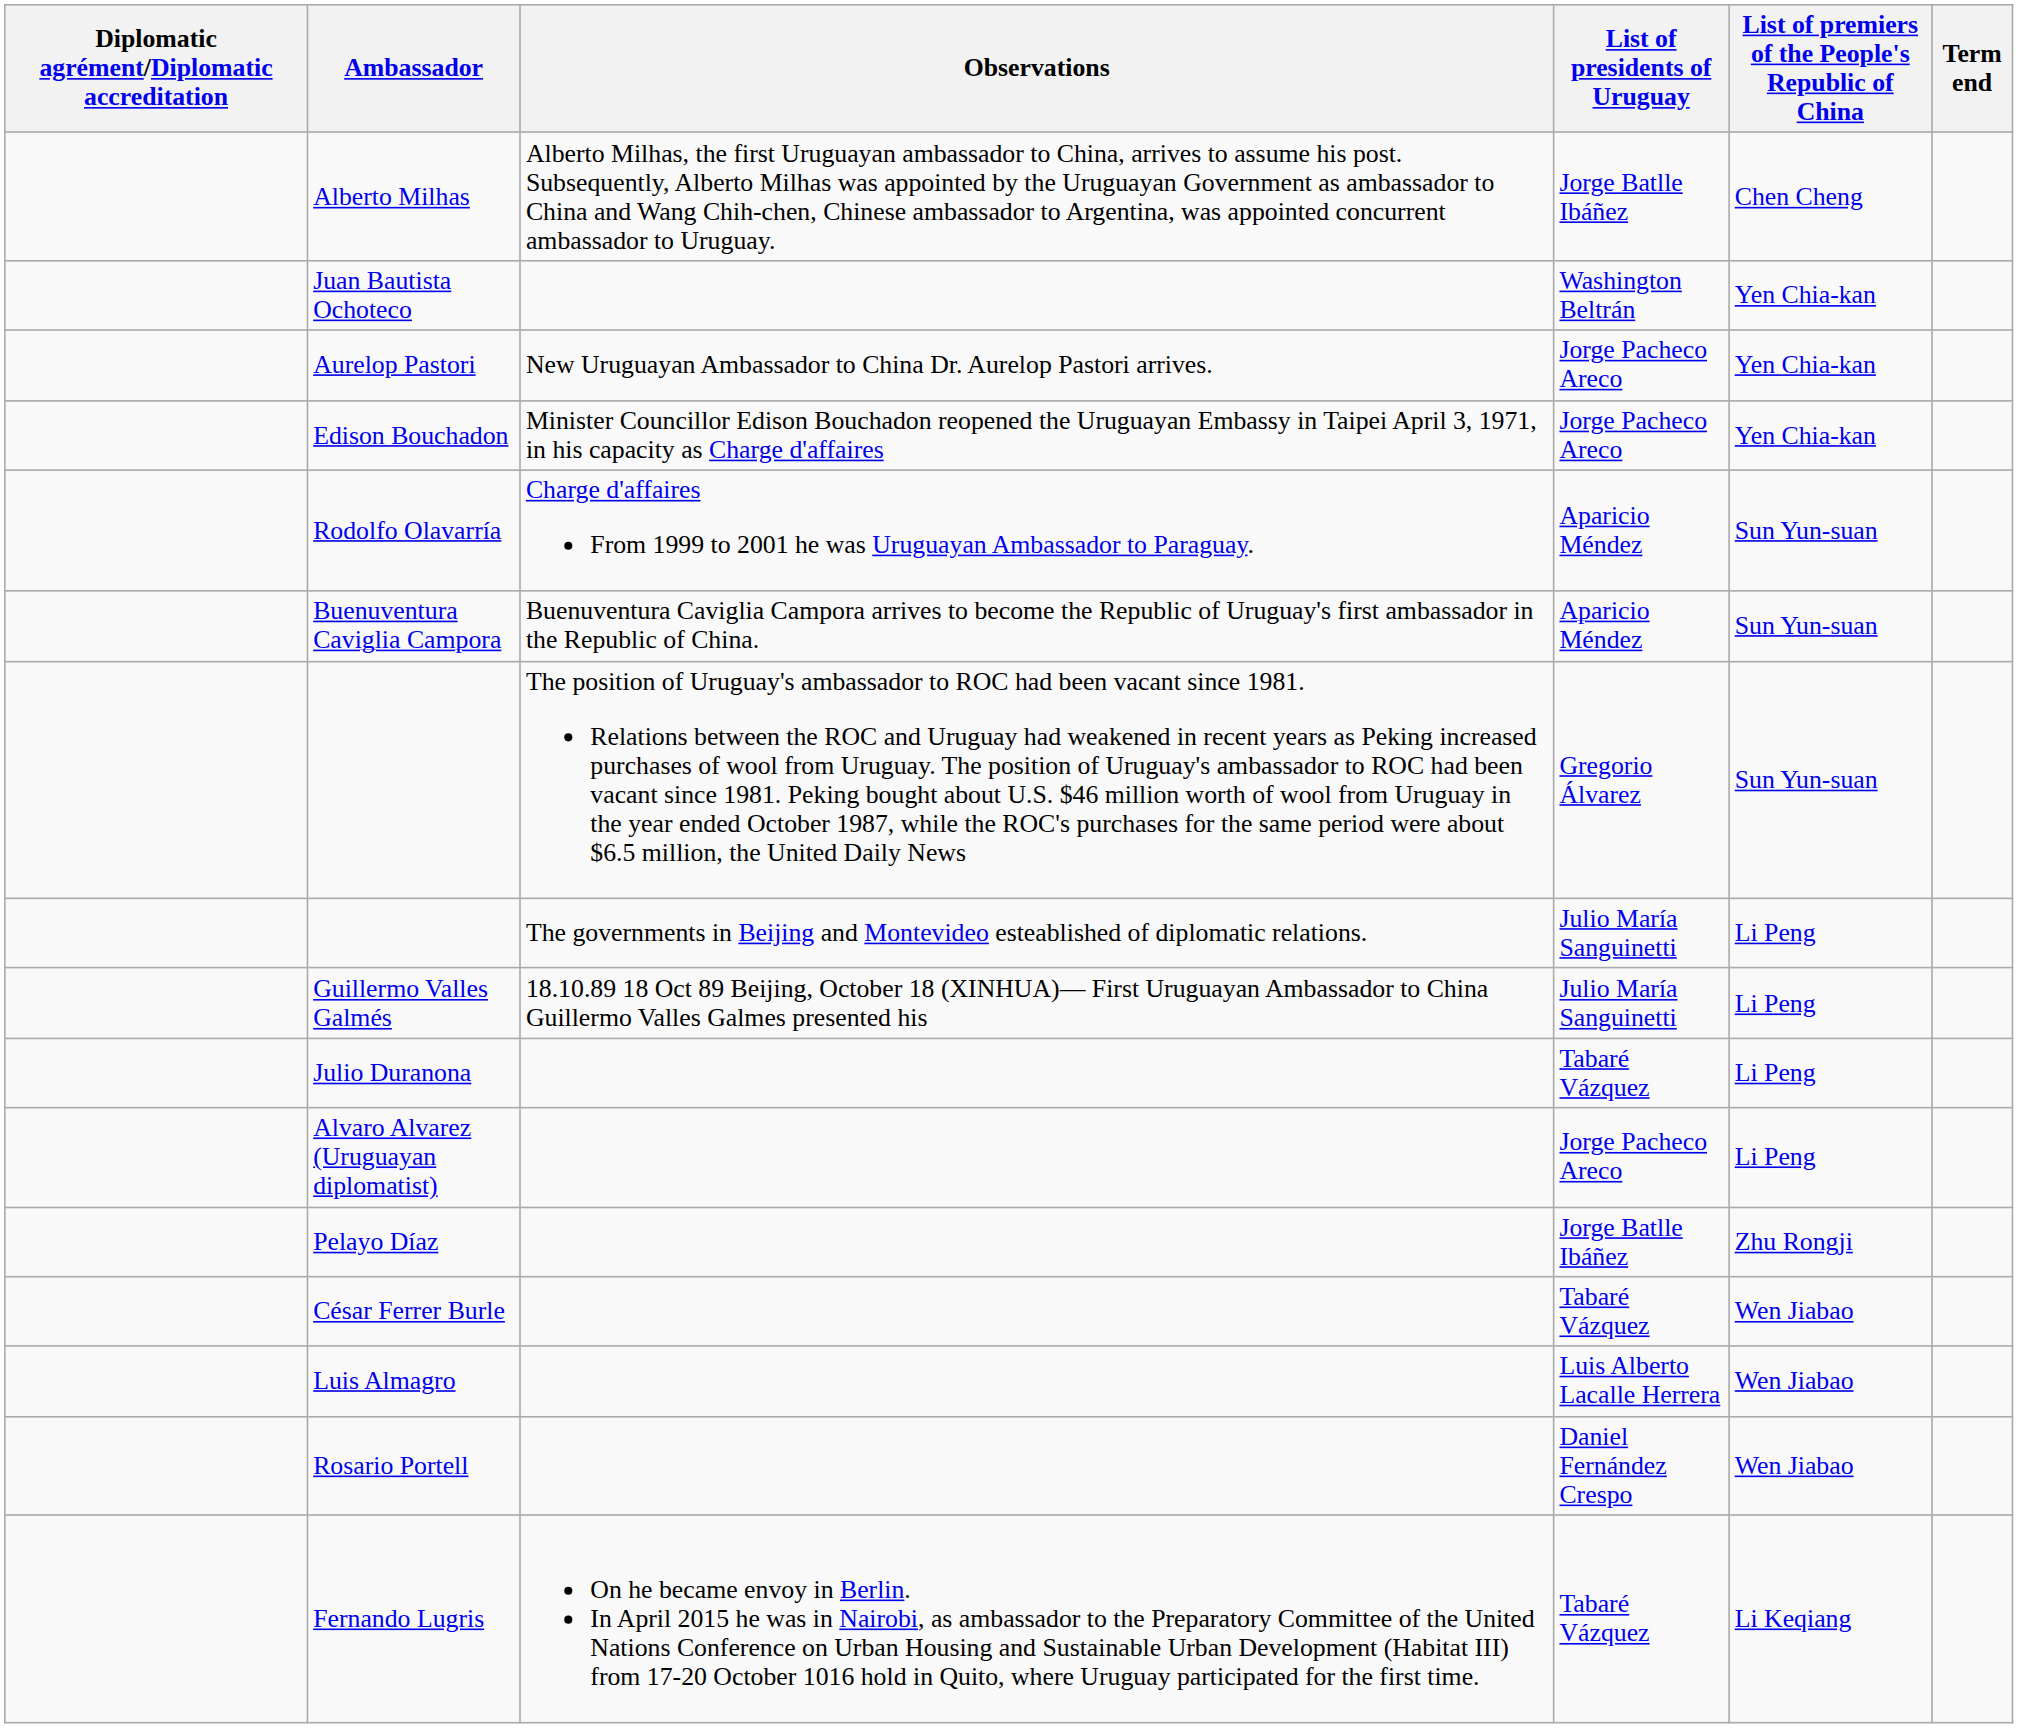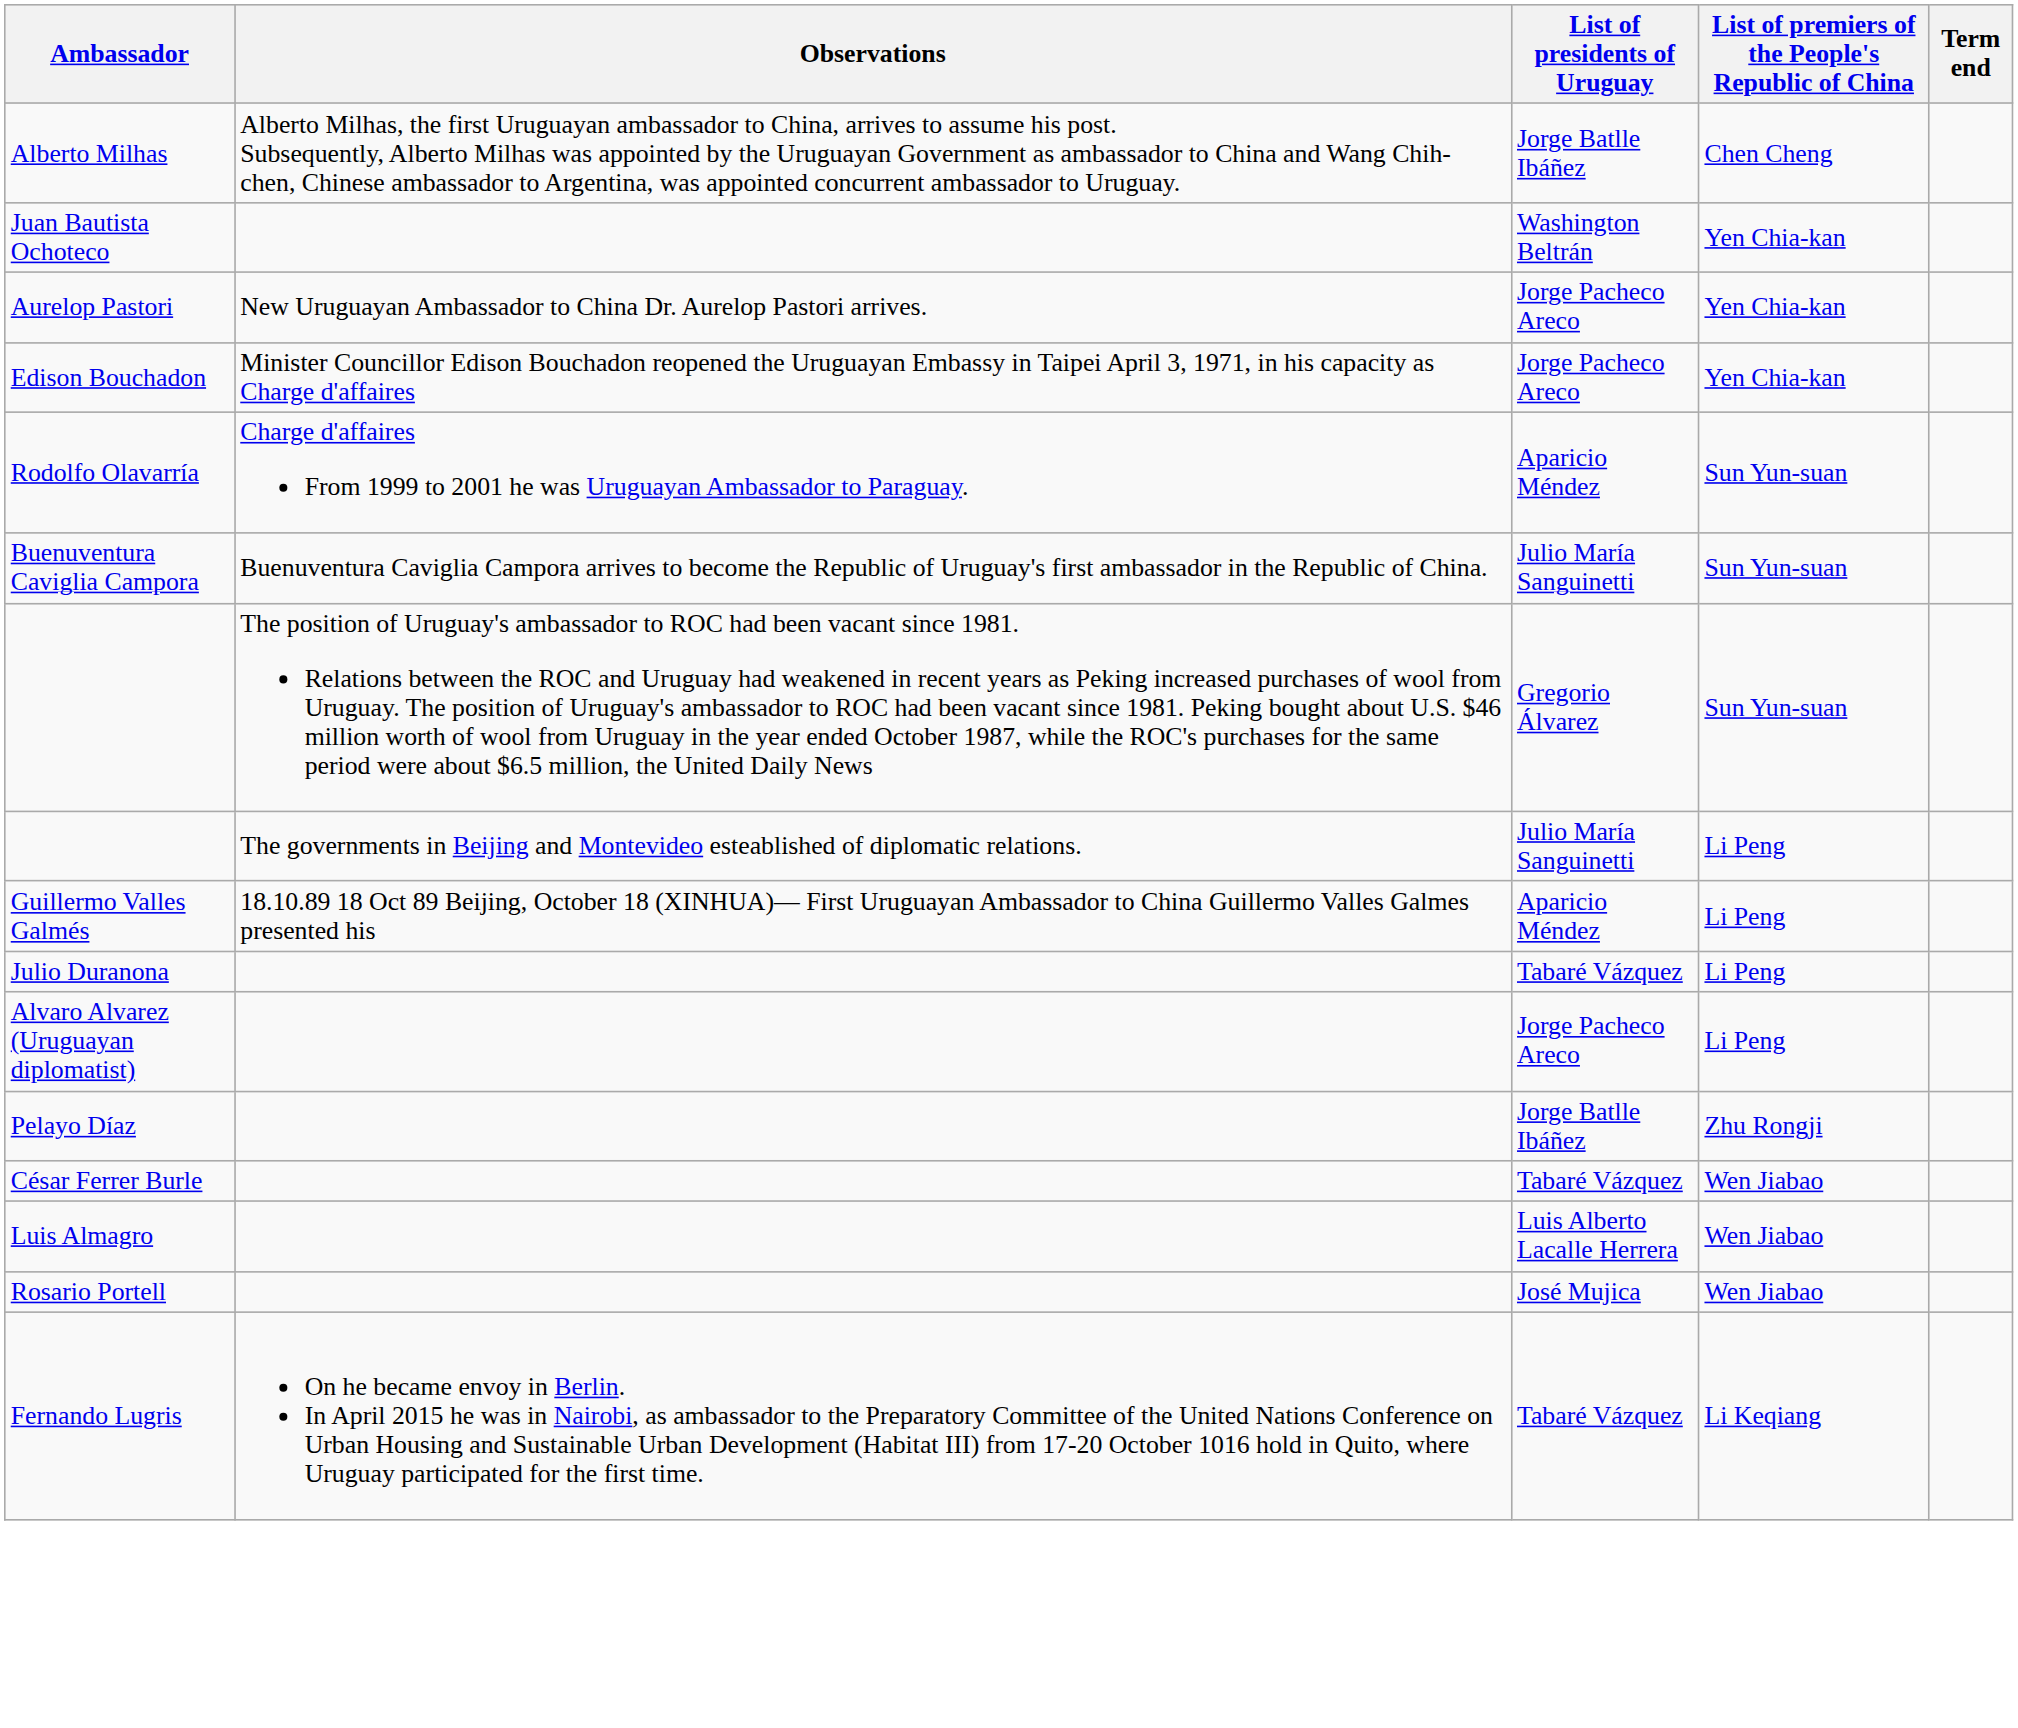- column: (156, 68)
(1605, 625) Aparicio Méndez -> (1576, 567) Julio María Sanguinetti
(1618, 1002) Julio María Sanguinetti -> (1562, 915) Aparicio Méndez
(1613, 1465) Daniel Fernández Crespo -> (1579, 1291) José Mujica
